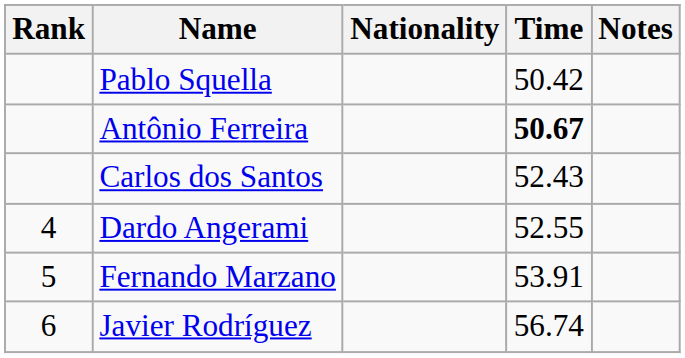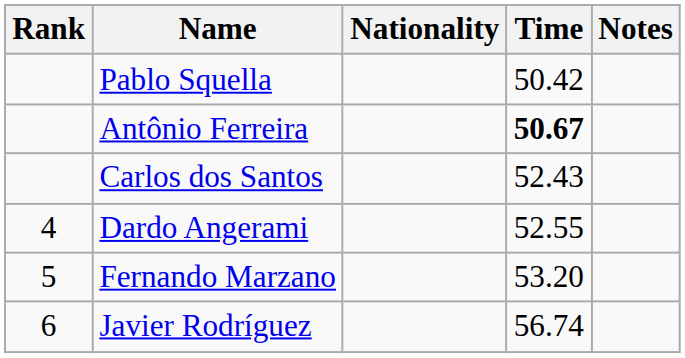(549, 276) 53.91 -> (549, 276) 53.20
